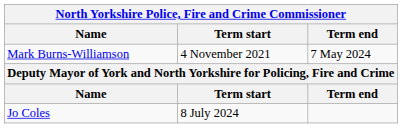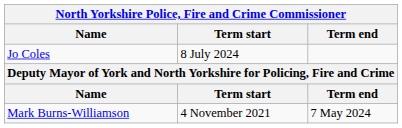rows swapped: (68, 53) <-> (29, 113)
